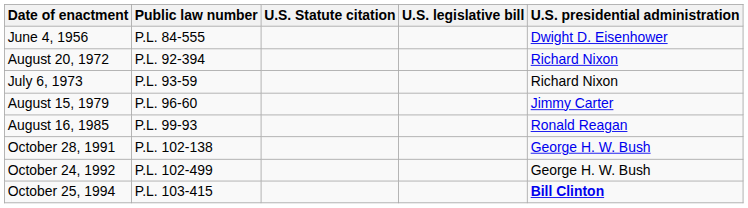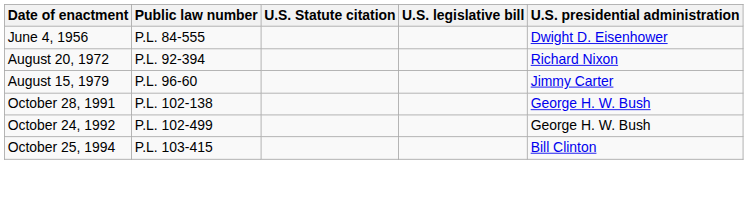- row: (45, 81)
- row: (58, 125)
(567, 192) bold -> (564, 147) normal
